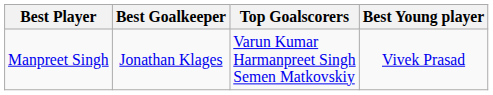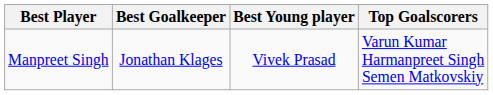columns swapped: (424, 16) <-> (294, 16)
